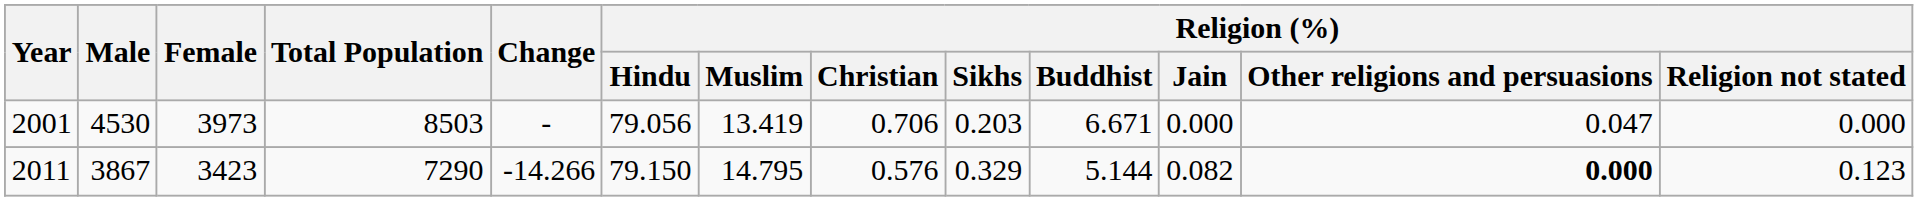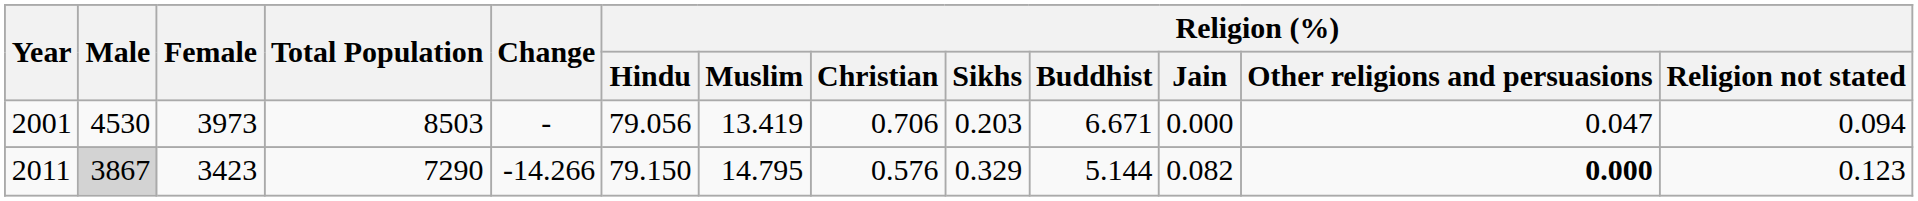(1872, 123) 0.000 -> (1872, 123) 0.094
(120, 170) no background -> (120, 170) lightgrey background
